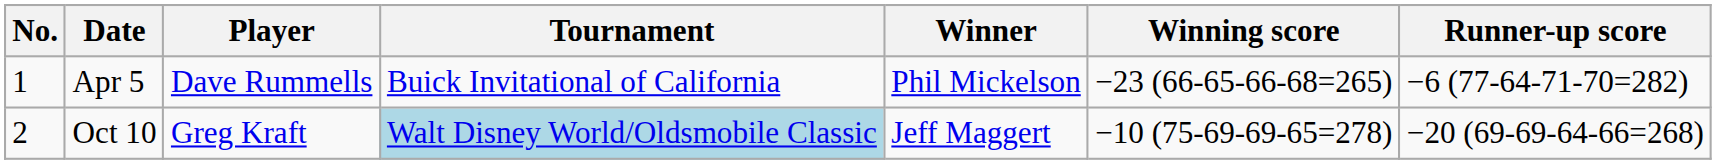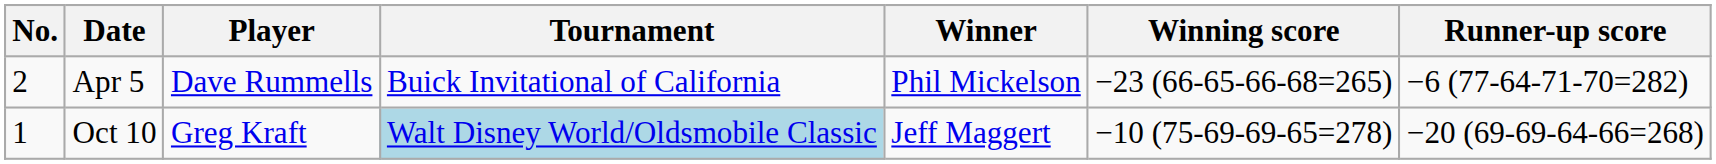(20, 81) 1 -> (20, 81) 2
(20, 133) 2 -> (20, 133) 1
